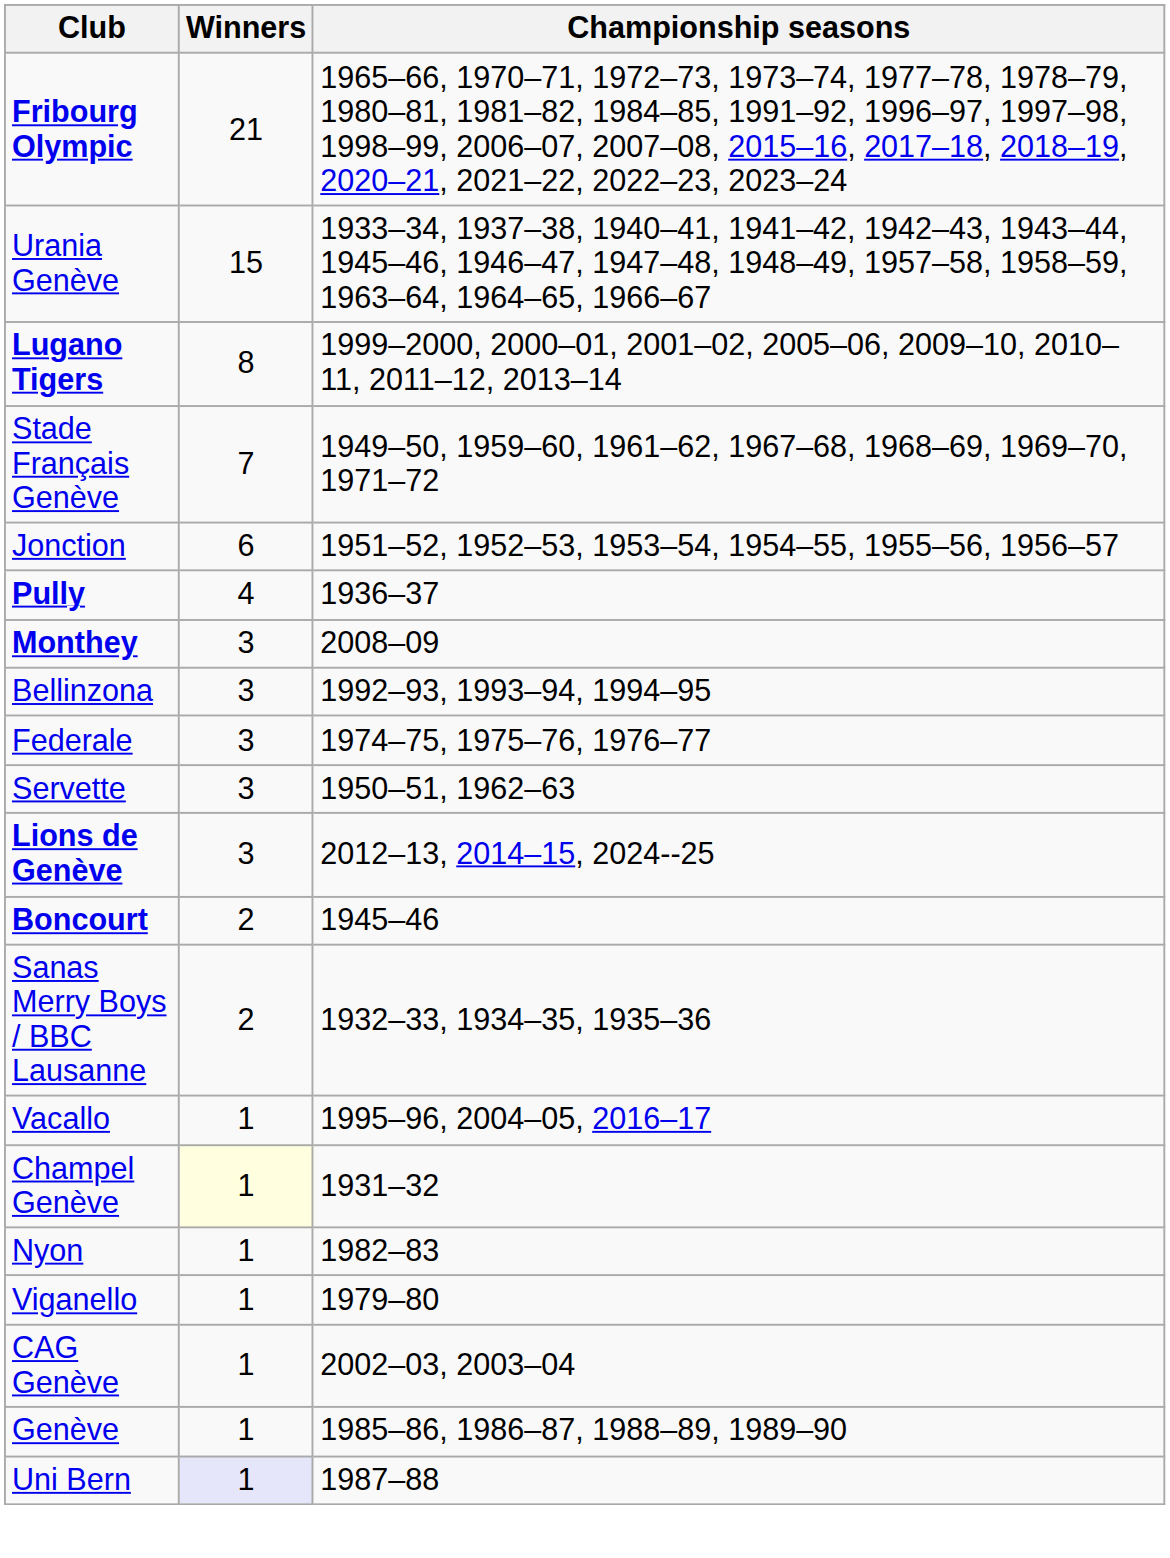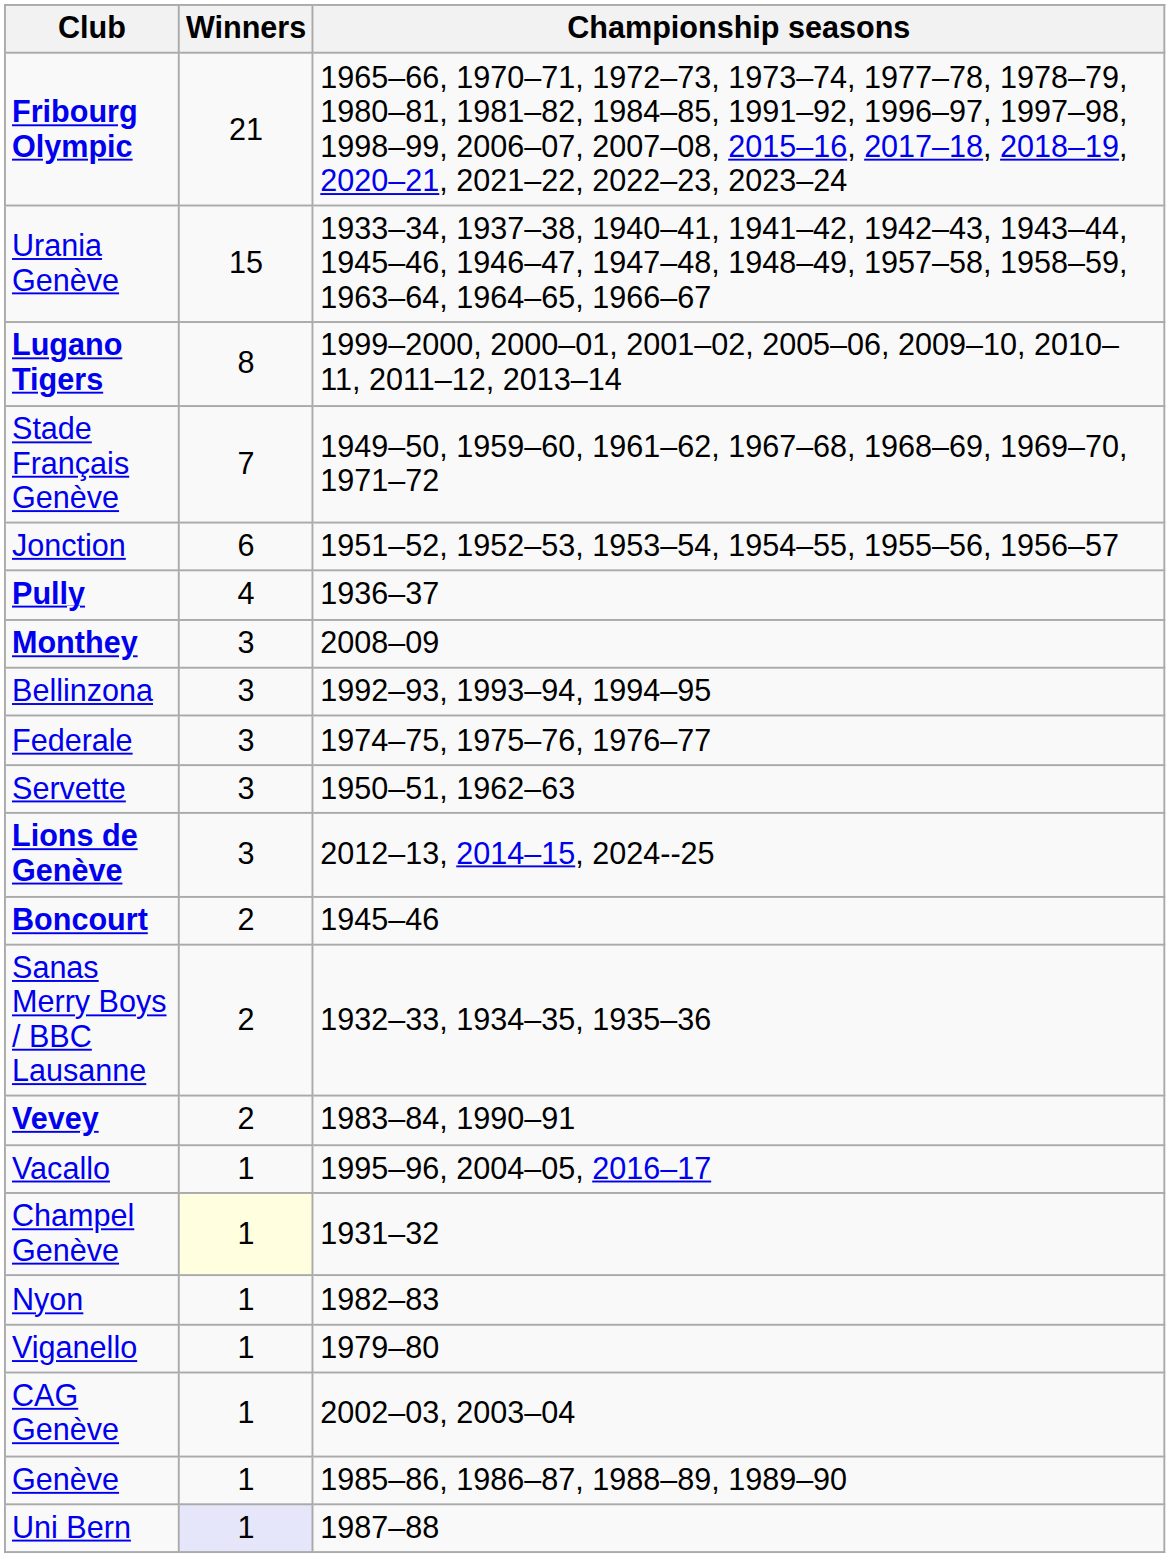+ row: (55, 1119)
